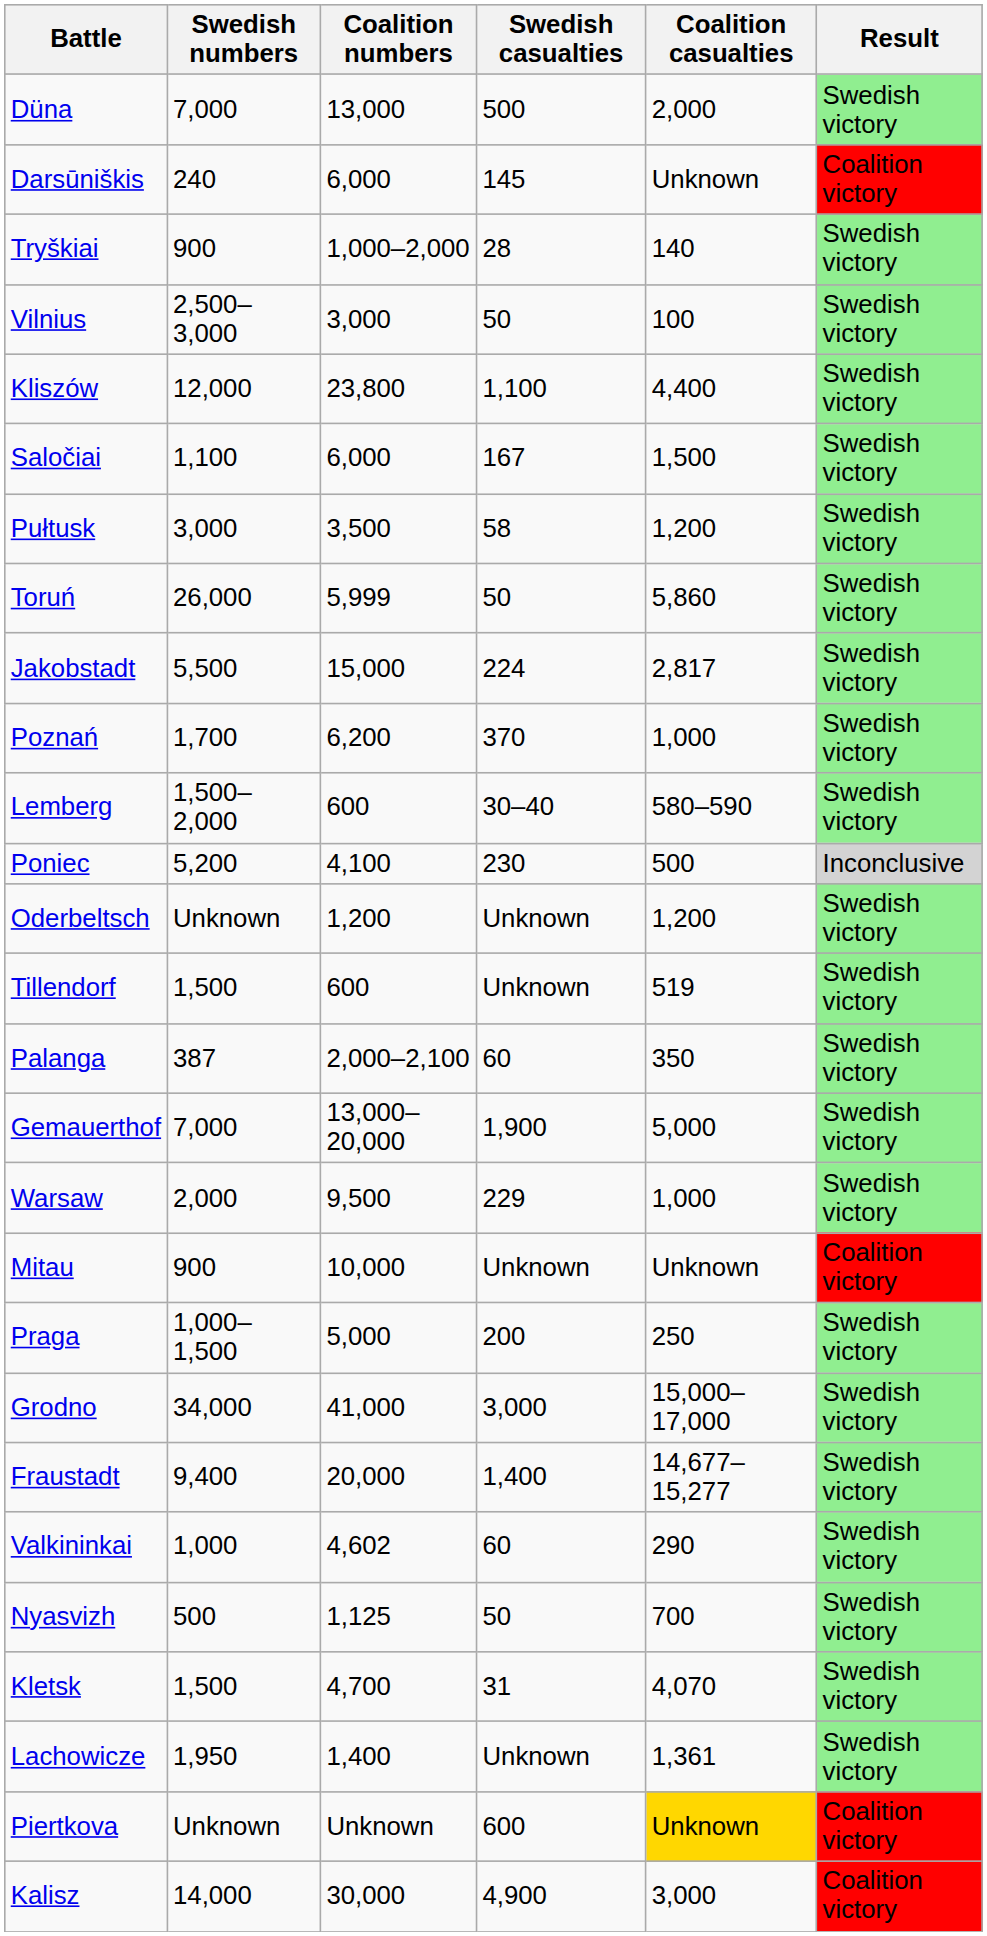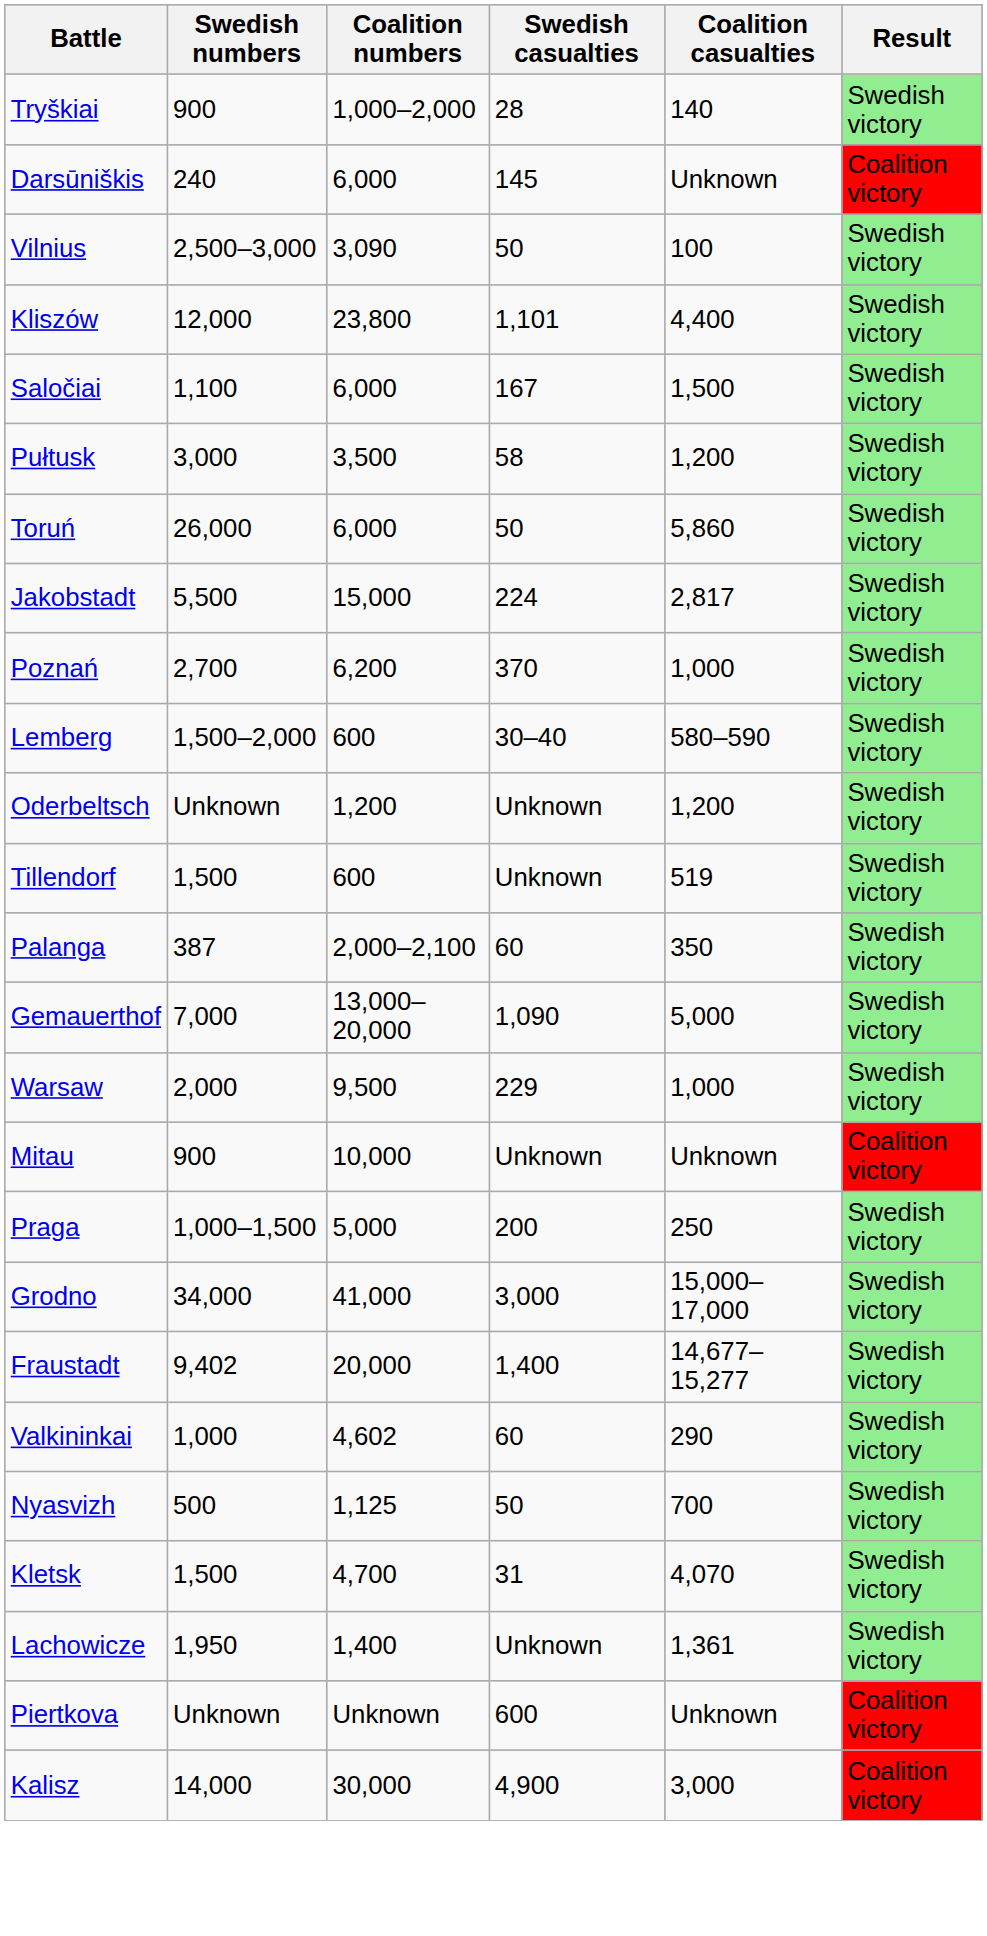- row: (42, 109)
rows swapped: (55, 248) <-> (77, 179)
(359, 318) 3,000 -> (365, 248) 3,090
(515, 388) 1,100 -> (527, 318) 1,101
(359, 598) 5,999 -> (365, 528) 6,000
(205, 737) 1,700 -> (205, 667) 2,700
- row: (50, 862)
(515, 1127) 1,900 -> (527, 1017) 1,090
(205, 1476) 9,400 -> (205, 1366) 9,402
(705, 1826) gold background -> (724, 1715) no background
